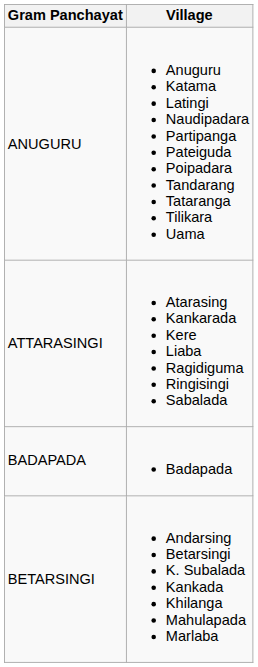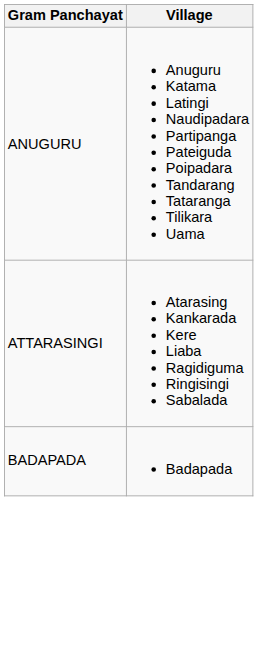- row: (51, 578)
